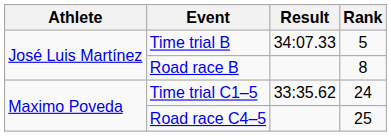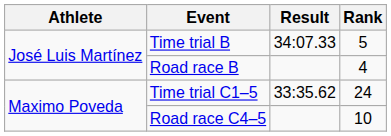(363, 68) 8 -> (363, 68) 4
(363, 119) 25 -> (363, 119) 10
